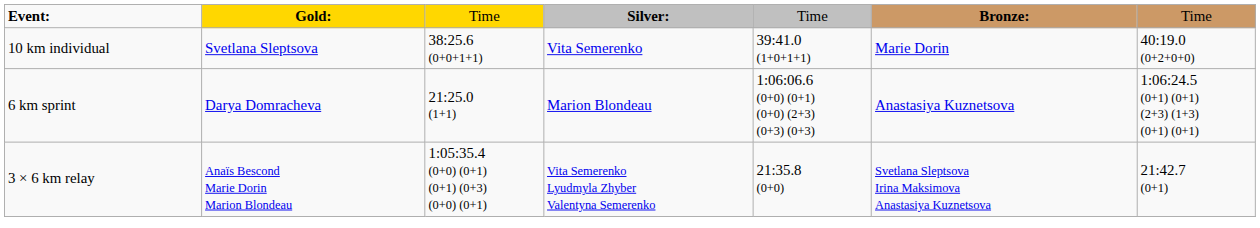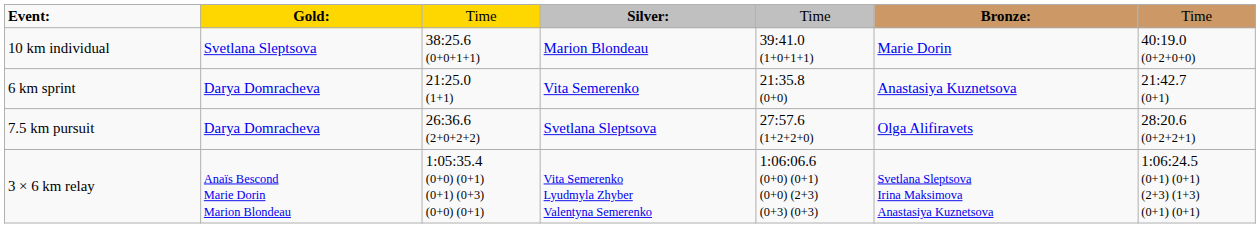(595, 48) Vita Semerenko -> (596, 48) Marion Blondeau
(599, 105) Marion Blondeau -> (591, 88) Vita Semerenko
(786, 105) 1:06:06.6 (0+0) (0+1) (0+0) (2+3) (0+3) (0+3) -> (782, 88) 21:35.8 (0+0)
(1170, 105) 1:06:24.5 (0+1) (0+1) (2+3) (1+3) (0+1) (0+1) -> (1164, 88) 21:42.7 (0+1)
+ row: (51, 128)
(779, 179) 21:35.8 (0+0) -> (789, 186) 1:06:06.6 (0+0) (0+1) (0+0) (2+3) (0+3) (0+3)
(1163, 179) 21:42.7 (0+1) -> (1170, 186) 1:06:24.5 (0+1) (0+1) (2+3) (1+3) (0+1) (0+1)
